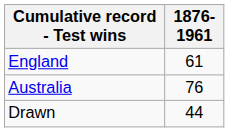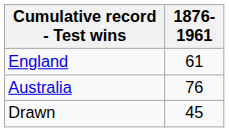(194, 113) 44 -> (194, 113) 45
